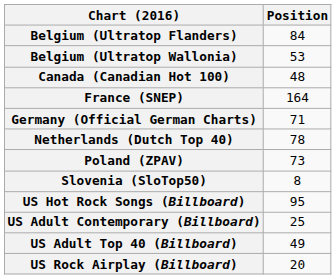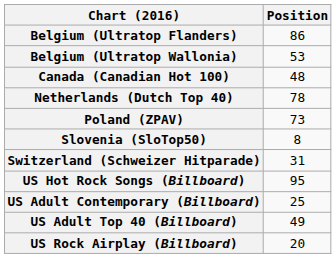(297, 36) 84 -> (297, 36) 86
- row: (134, 98)
- row: (134, 119)
+ row: (134, 160)
